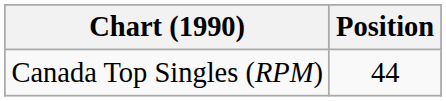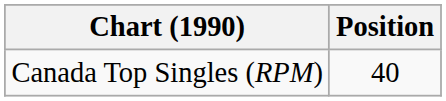(385, 72) 44 -> (385, 72) 40
